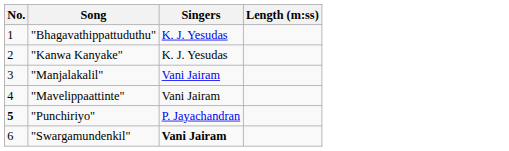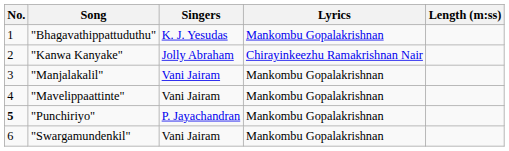+ column: (334, 14)
(195, 55) K. J. Yesudas -> (198, 55) Jolly Abraham
(194, 136) bold -> (191, 136) normal
